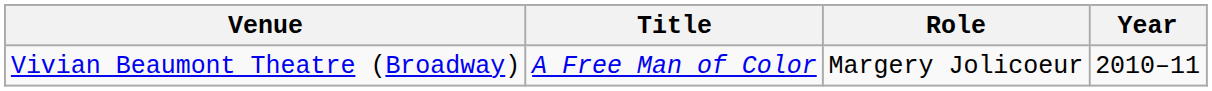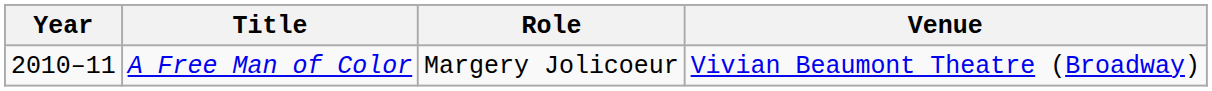columns swapped: (1148, 25) <-> (266, 25)
